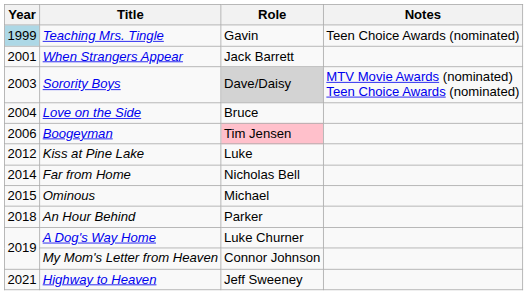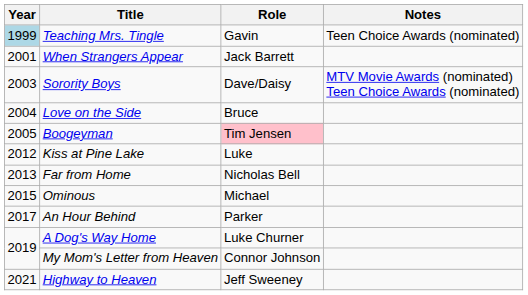(258, 84) lightgrey background -> (258, 84) no background
(22, 133) 2006 -> (22, 133) 2005
(22, 175) 2014 -> (22, 175) 2013
(22, 216) 2018 -> (22, 216) 2017
